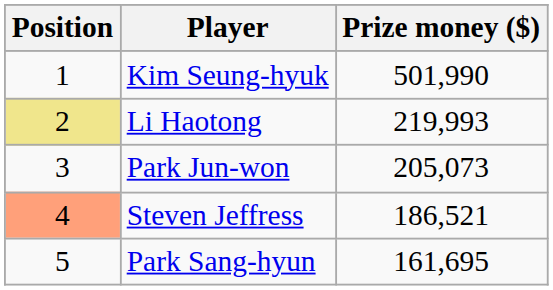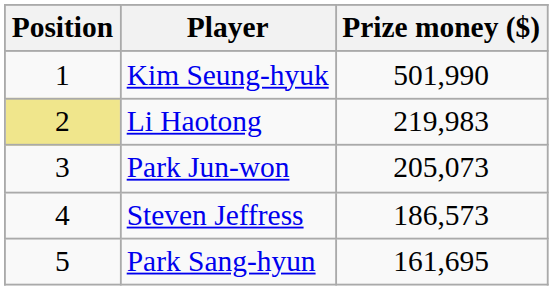(441, 121) 219,993 -> (441, 121) 219,983
(62, 214) lightsalmon background -> (62, 214) no background
(441, 214) 186,521 -> (441, 214) 186,573
